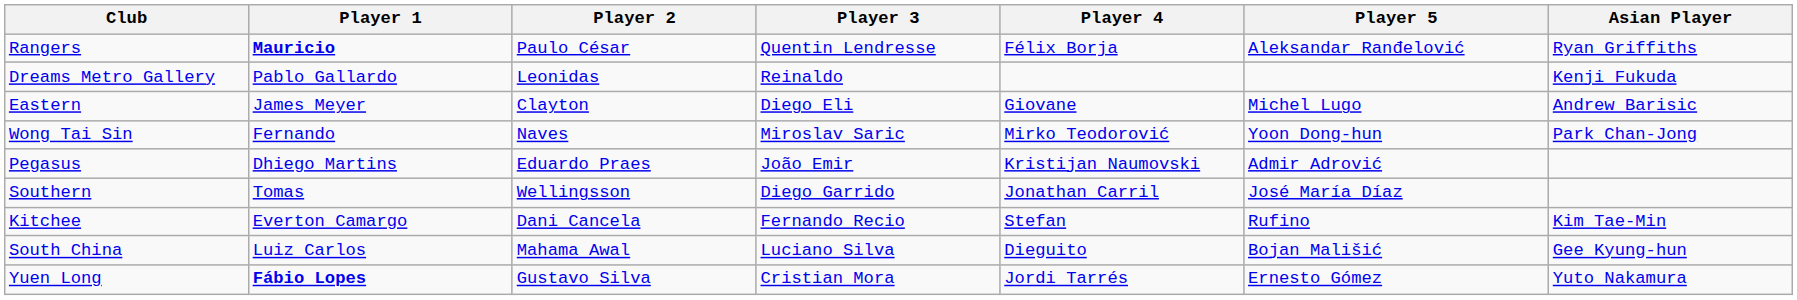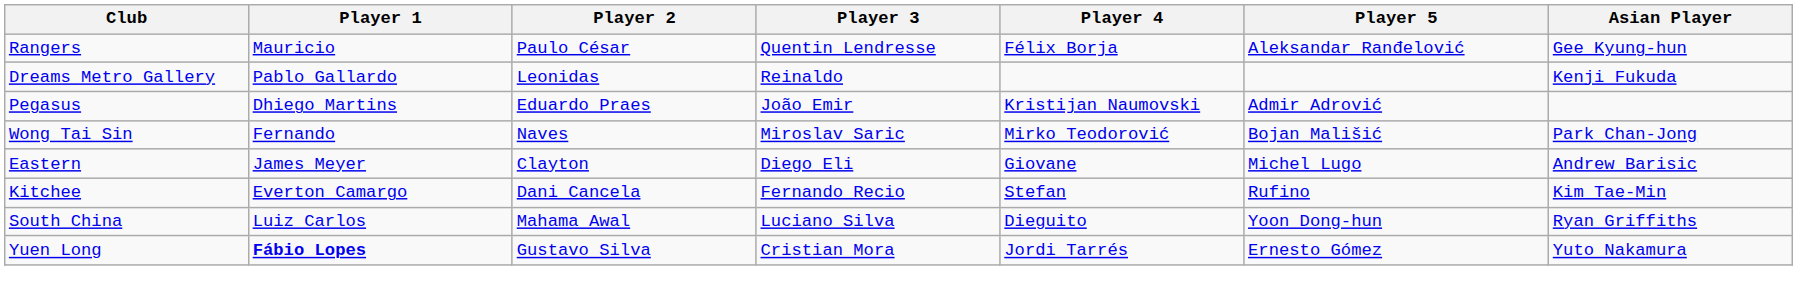(294, 48) bold -> (294, 48) normal
(1625, 48) Ryan Griffiths -> (1620, 48) Gee Kyung-hun
rows swapped: (45, 106) <-> (45, 163)
(1315, 134) Yoon Dong-hun -> (1315, 134) Bojan Mališić
- row: (50, 192)
(1315, 250) Bojan Mališić -> (1315, 221) Yoon Dong-hun
(1620, 250) Gee Kyung-hun -> (1625, 221) Ryan Griffiths
